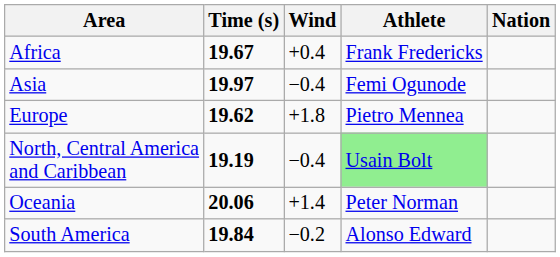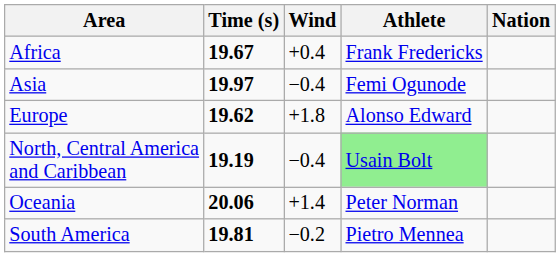(405, 116) Pietro Mennea -> (408, 116) Alonso Edward
(231, 235) 19.84 -> (231, 235) 19.81
(408, 235) Alonso Edward -> (405, 235) Pietro Mennea
